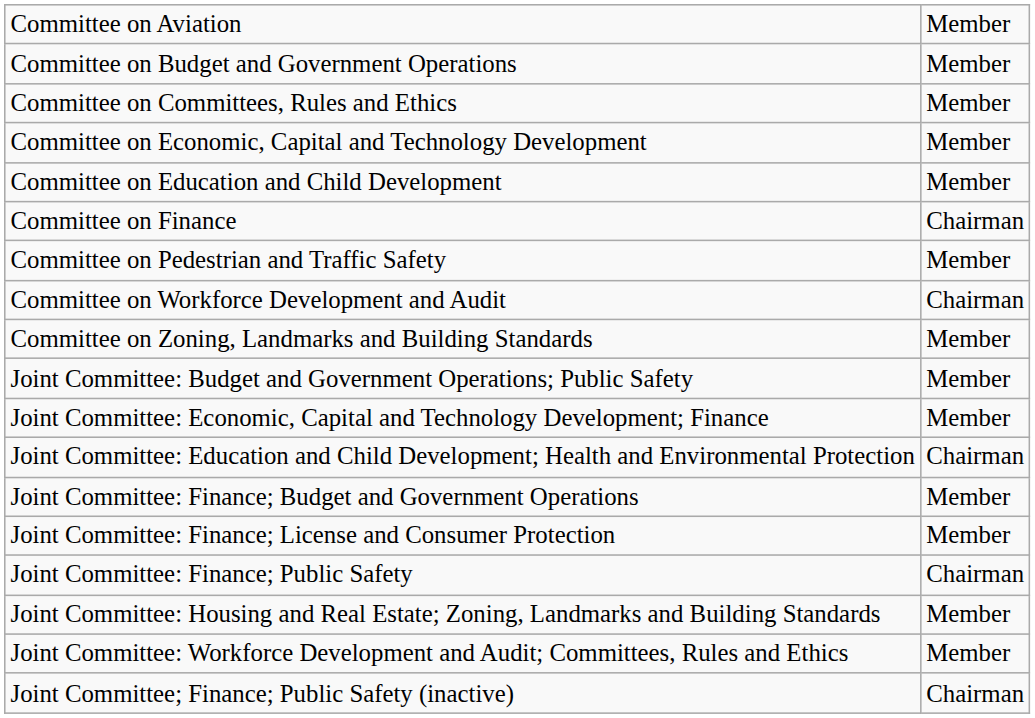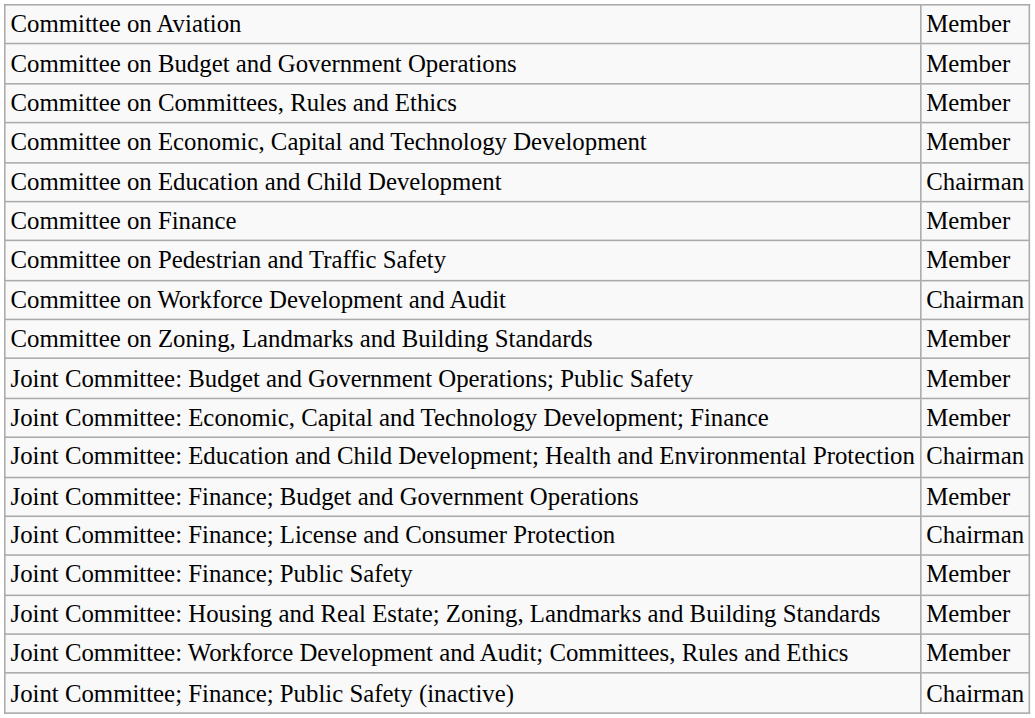(968, 181) Member -> (975, 181) Chairman
(975, 220) Chairman -> (968, 220) Member
(968, 535) Member -> (975, 535) Chairman
(975, 574) Chairman -> (968, 574) Member
